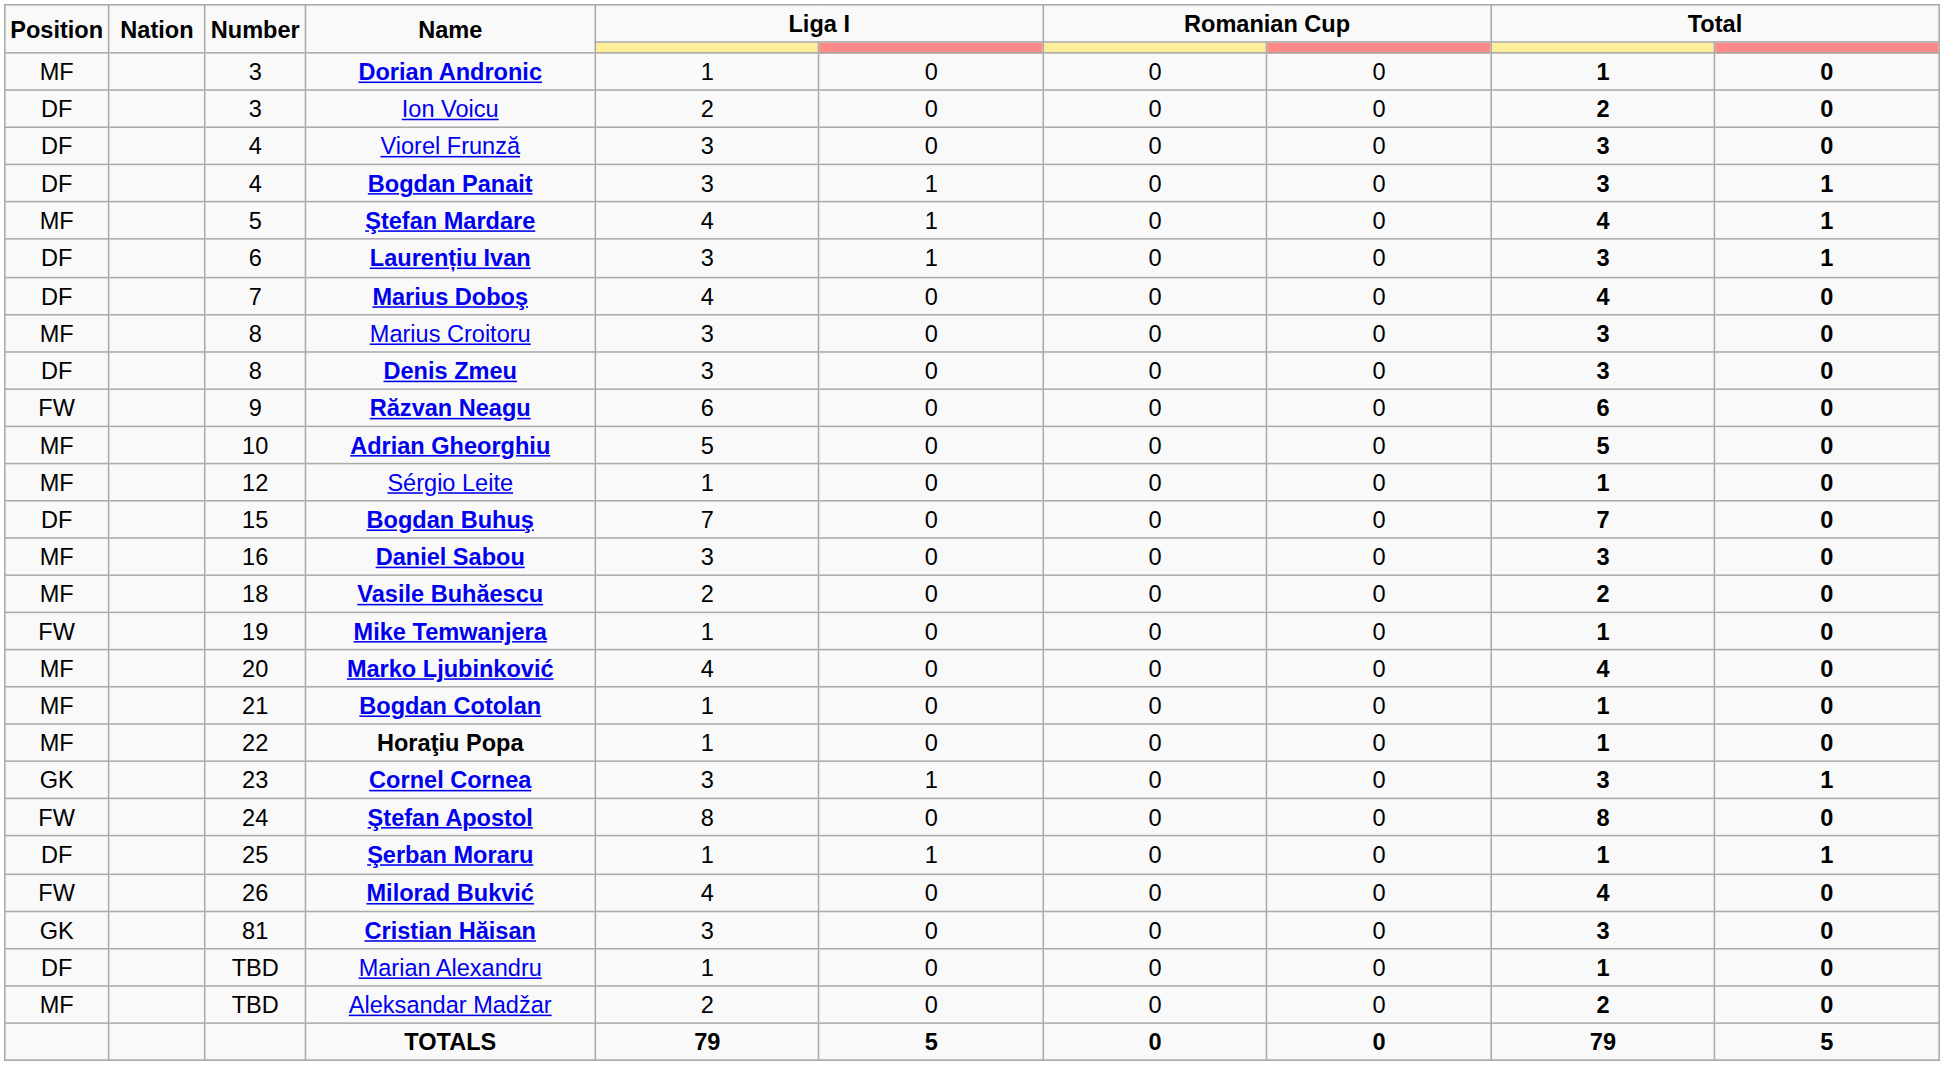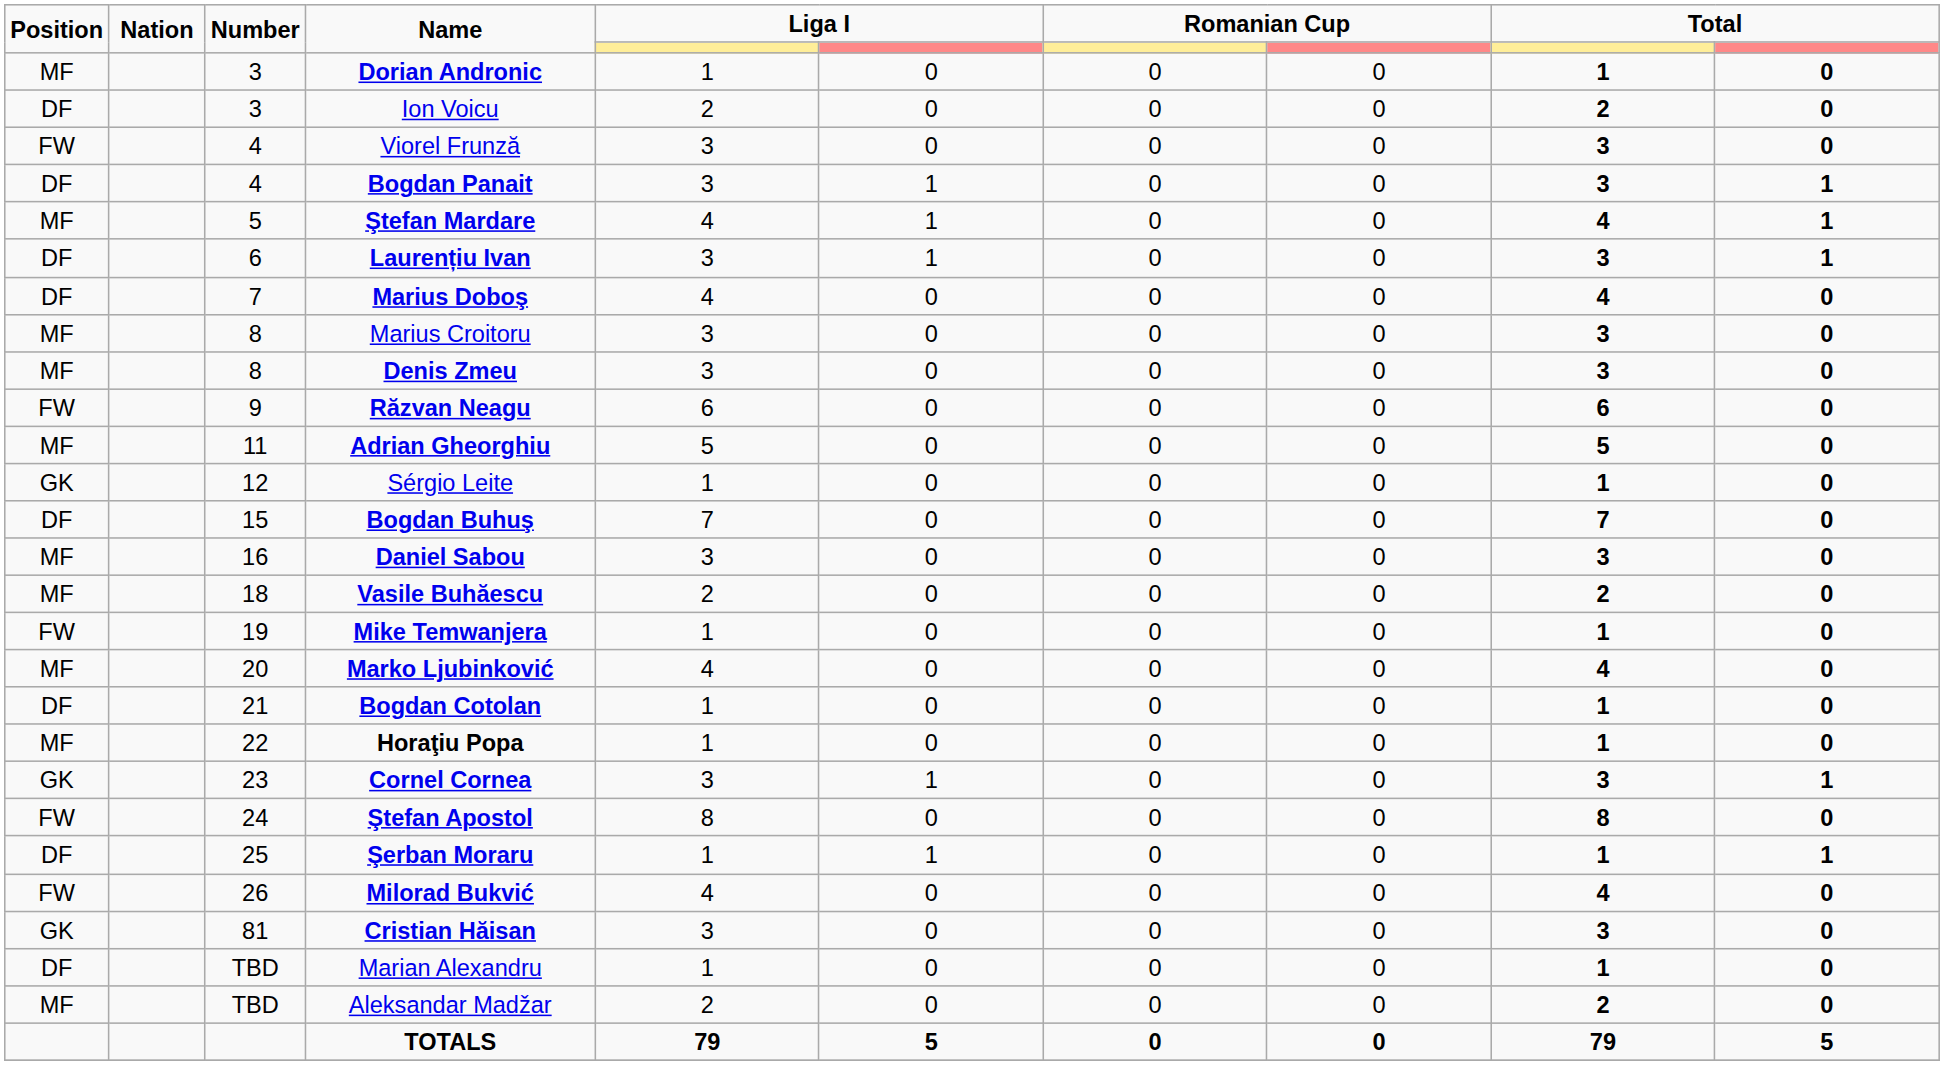(57, 146) DF -> (57, 146) FW
(57, 370) DF -> (57, 370) MF
(255, 445) 10 -> (255, 445) 11
(57, 482) MF -> (57, 482) GK
(57, 706) MF -> (57, 706) DF
